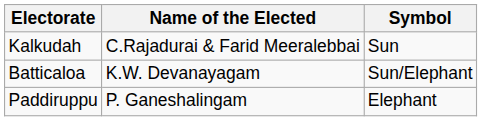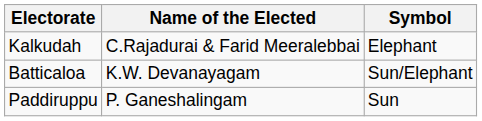(383, 45) Sun -> (402, 45) Elephant
(402, 101) Elephant -> (383, 101) Sun
